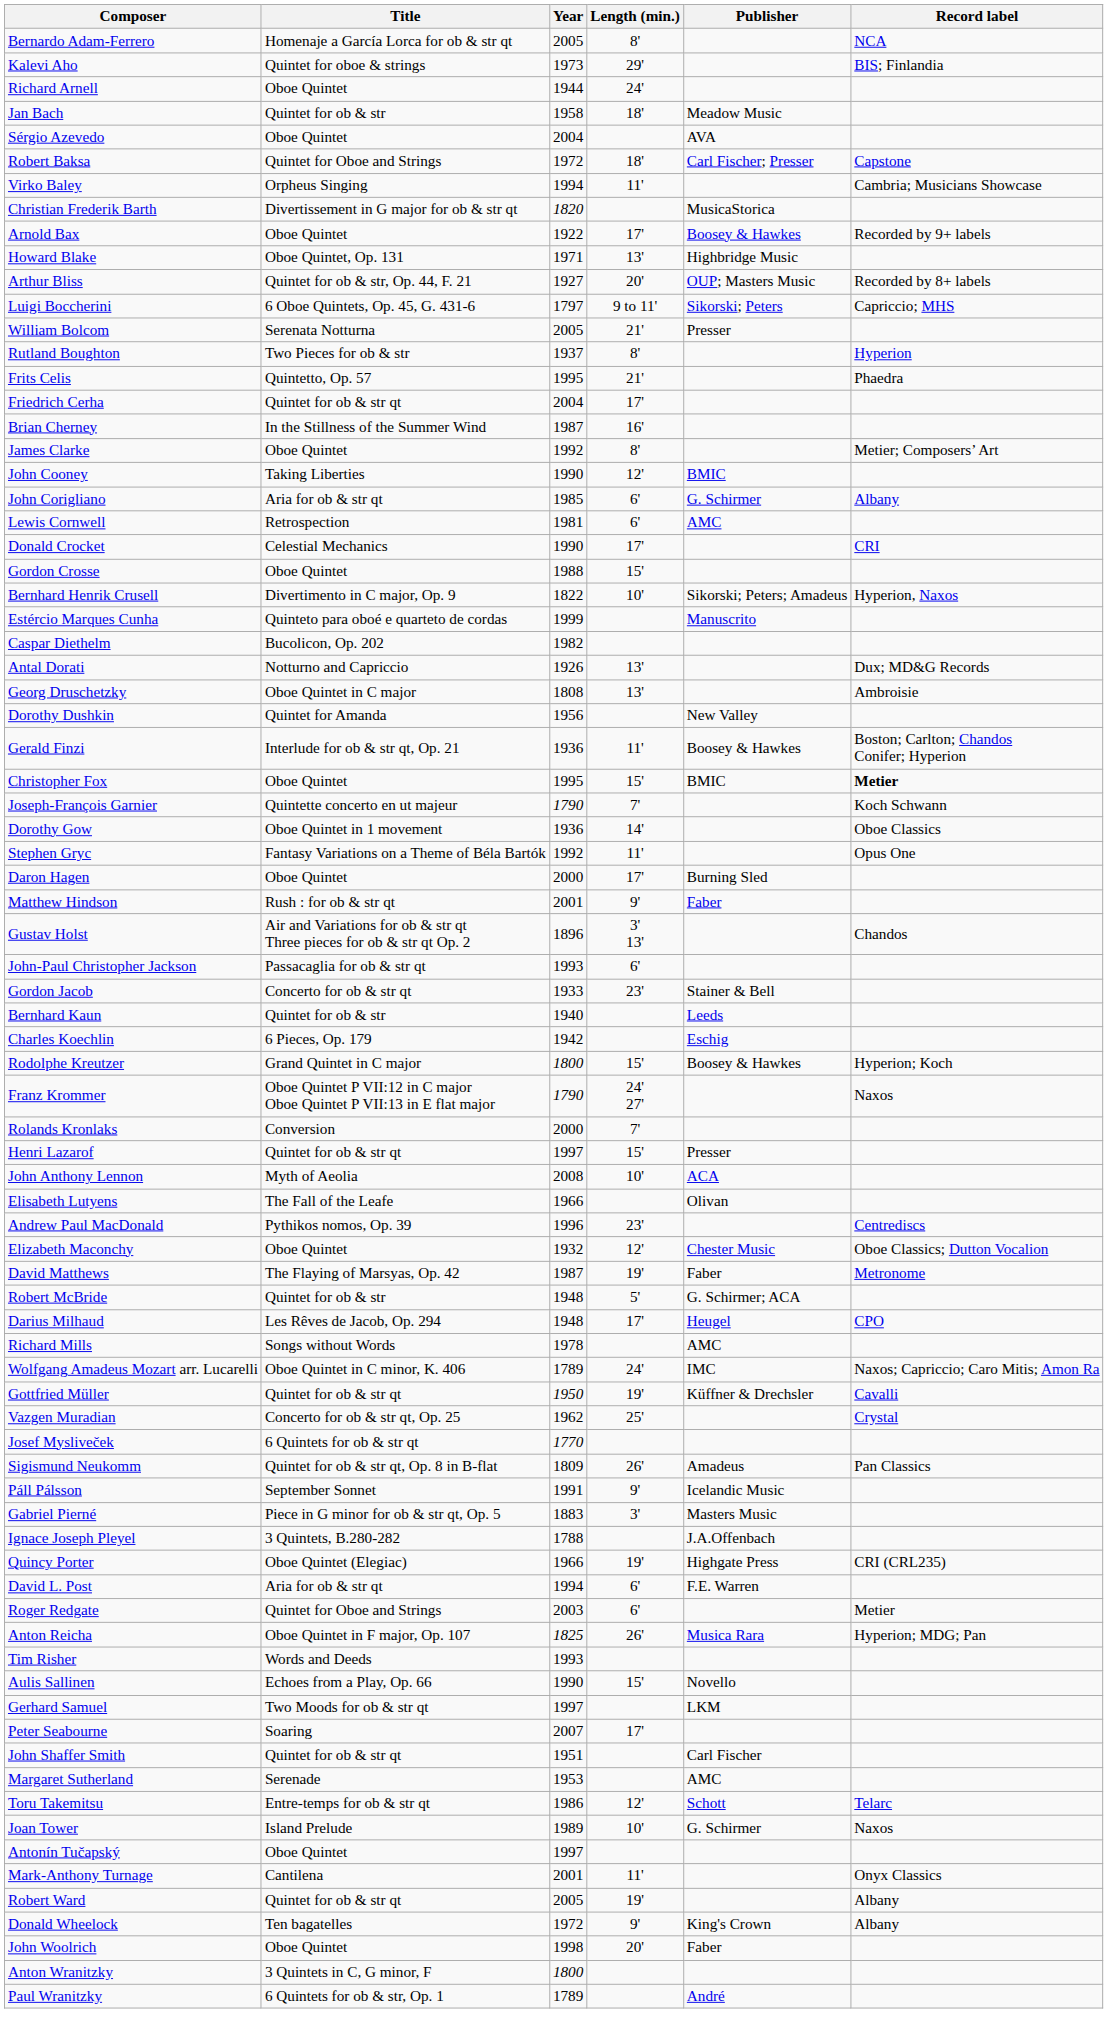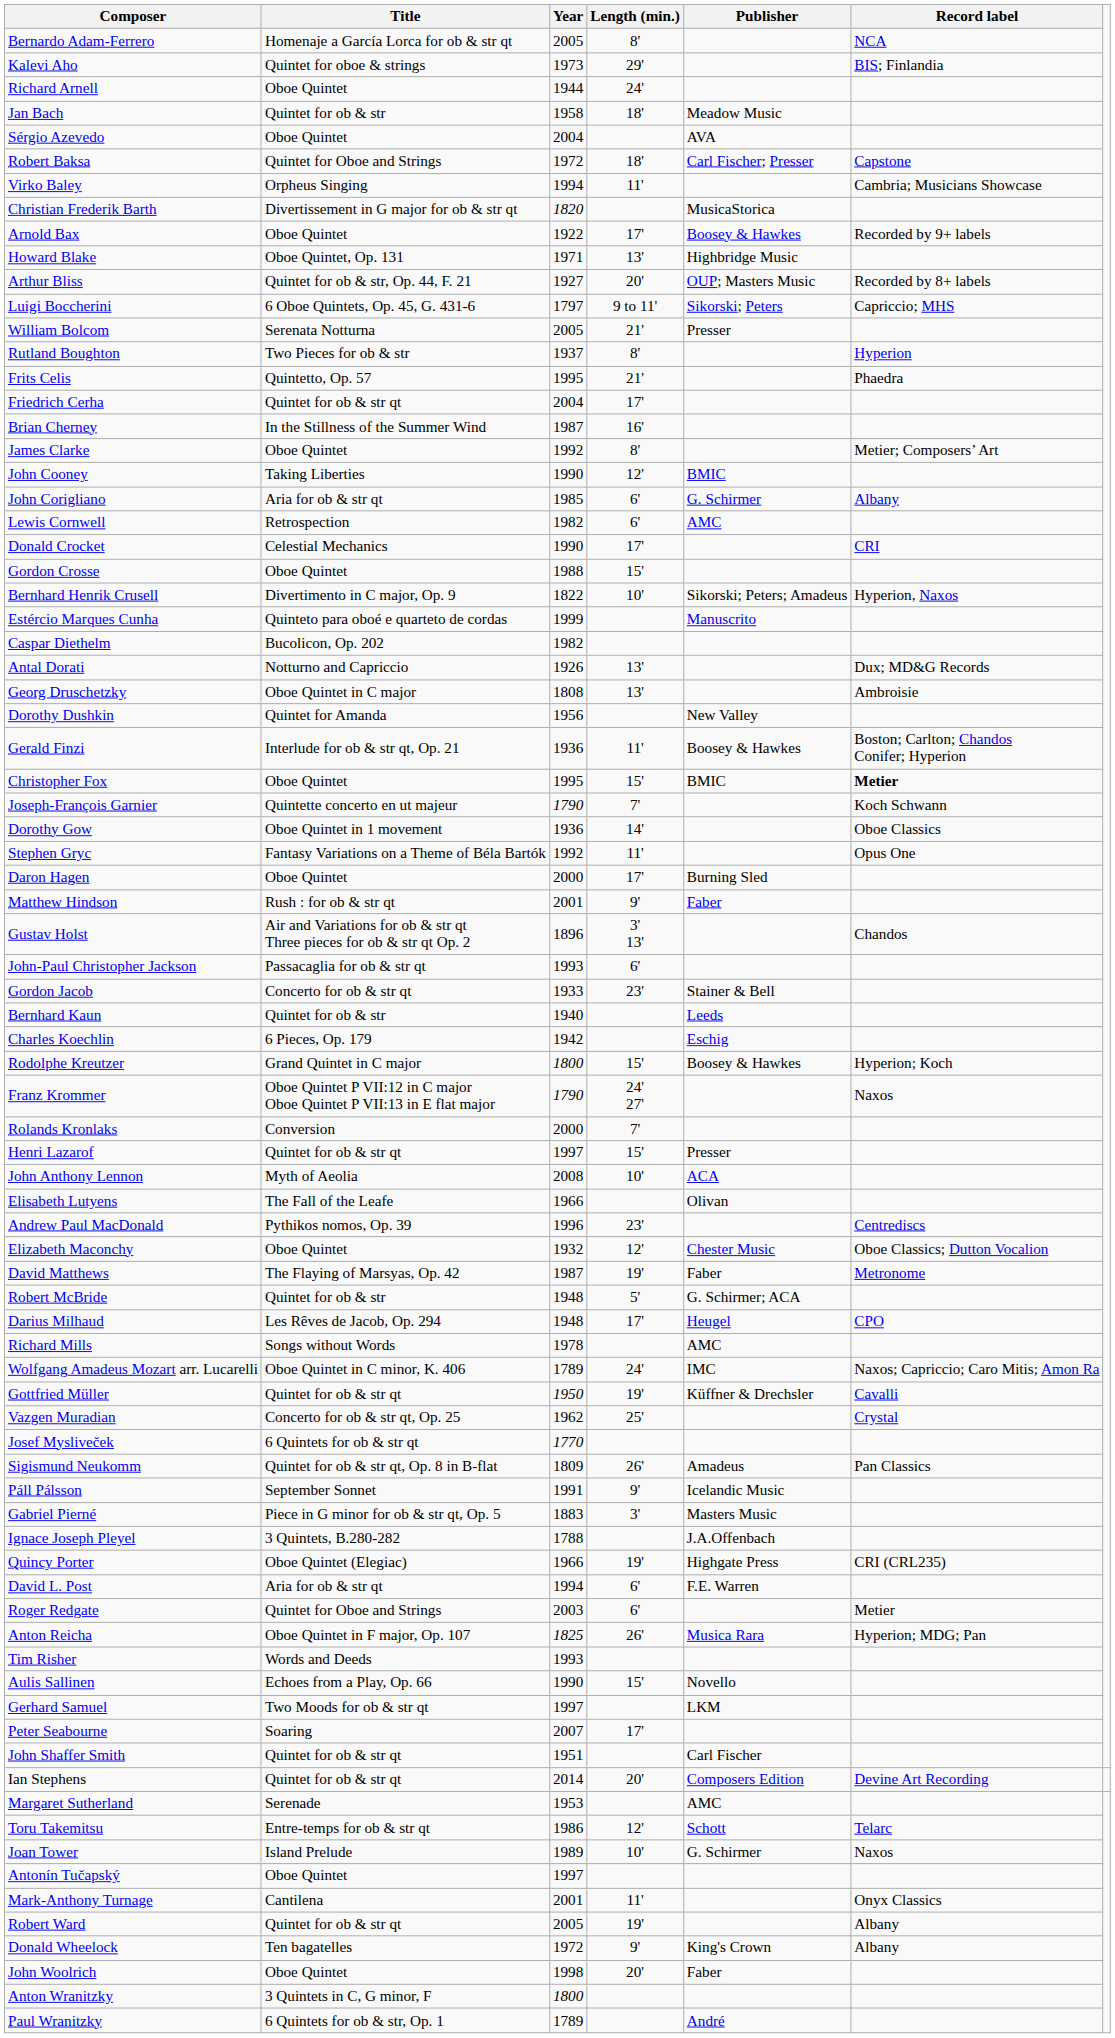(568, 522) 1981 -> (568, 522) 1982
+ row: (47, 1779)
